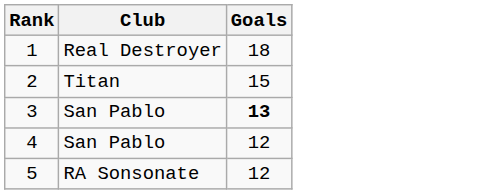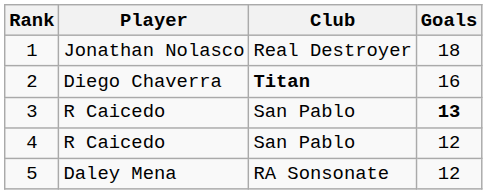+ column: (154, 20)
(92, 82) normal -> (282, 82) bold
(259, 82) 15 -> (449, 82) 16
